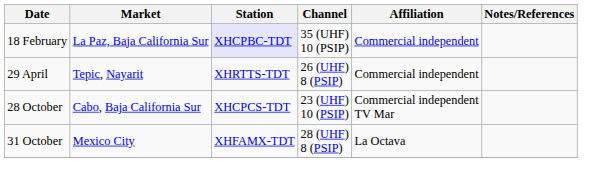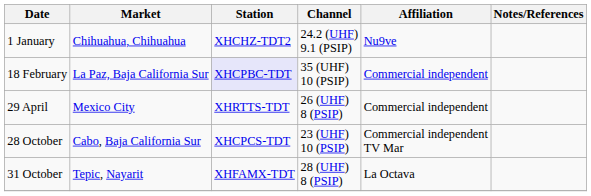+ row: (31, 40)
(108, 74) Tepic, Nayarit -> (104, 107) Mexico City
(104, 140) Mexico City -> (108, 174) Tepic, Nayarit
